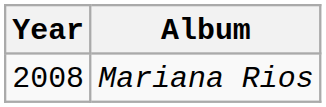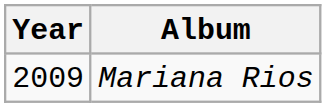(48, 78) 2008 -> (48, 78) 2009
